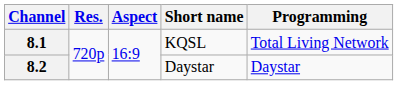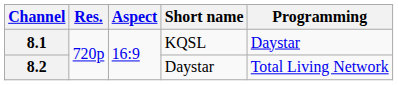(320, 42) Total Living Network -> (275, 42) Daystar
(275, 67) Daystar -> (320, 67) Total Living Network
